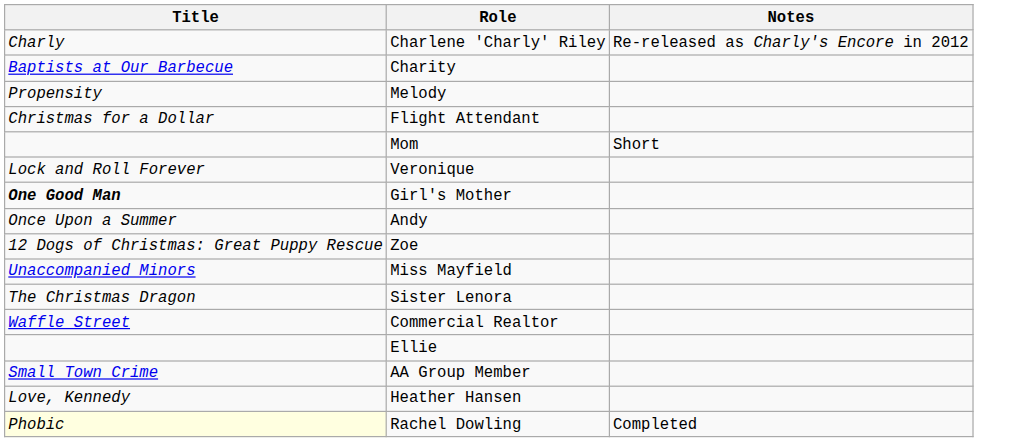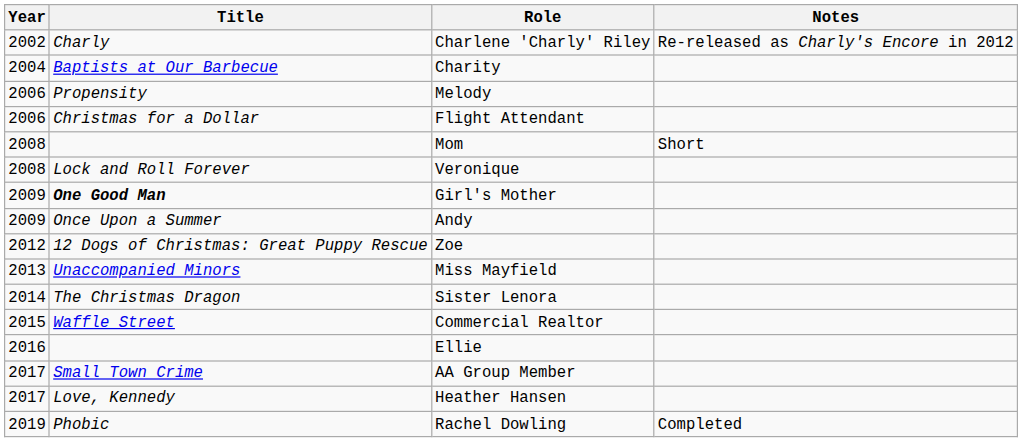+ column: (27, 17)
(36, 424) lightyellow background -> (81, 424) no background
